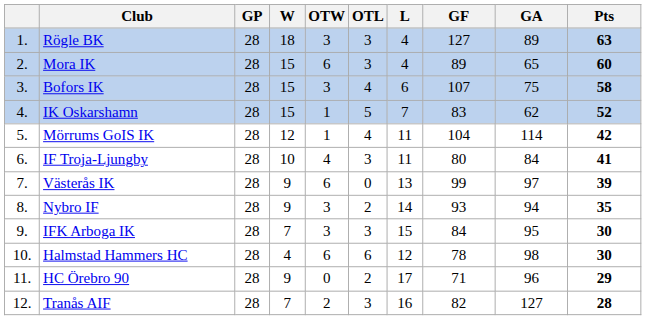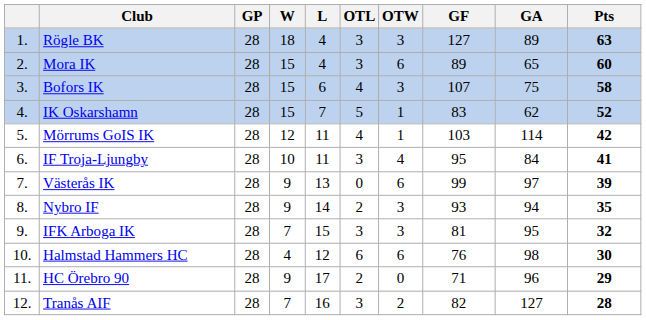columns swapped: (327, 16) <-> (405, 16)
(459, 135) 104 -> (459, 135) 103
(459, 159) 80 -> (459, 159) 95
(459, 231) 84 -> (459, 231) 81
(604, 231) 30 -> (604, 231) 32
(459, 254) 78 -> (459, 254) 76
